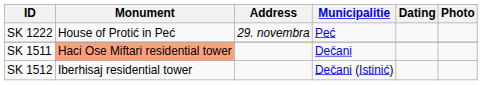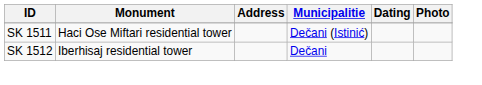- row: (30, 32)
(145, 51) lightsalmon background -> (145, 32) no background
(333, 51) Dečani -> (329, 32) Dečani (Istinić)
(354, 70) Dečani (Istinić) -> (308, 51) Dečani
